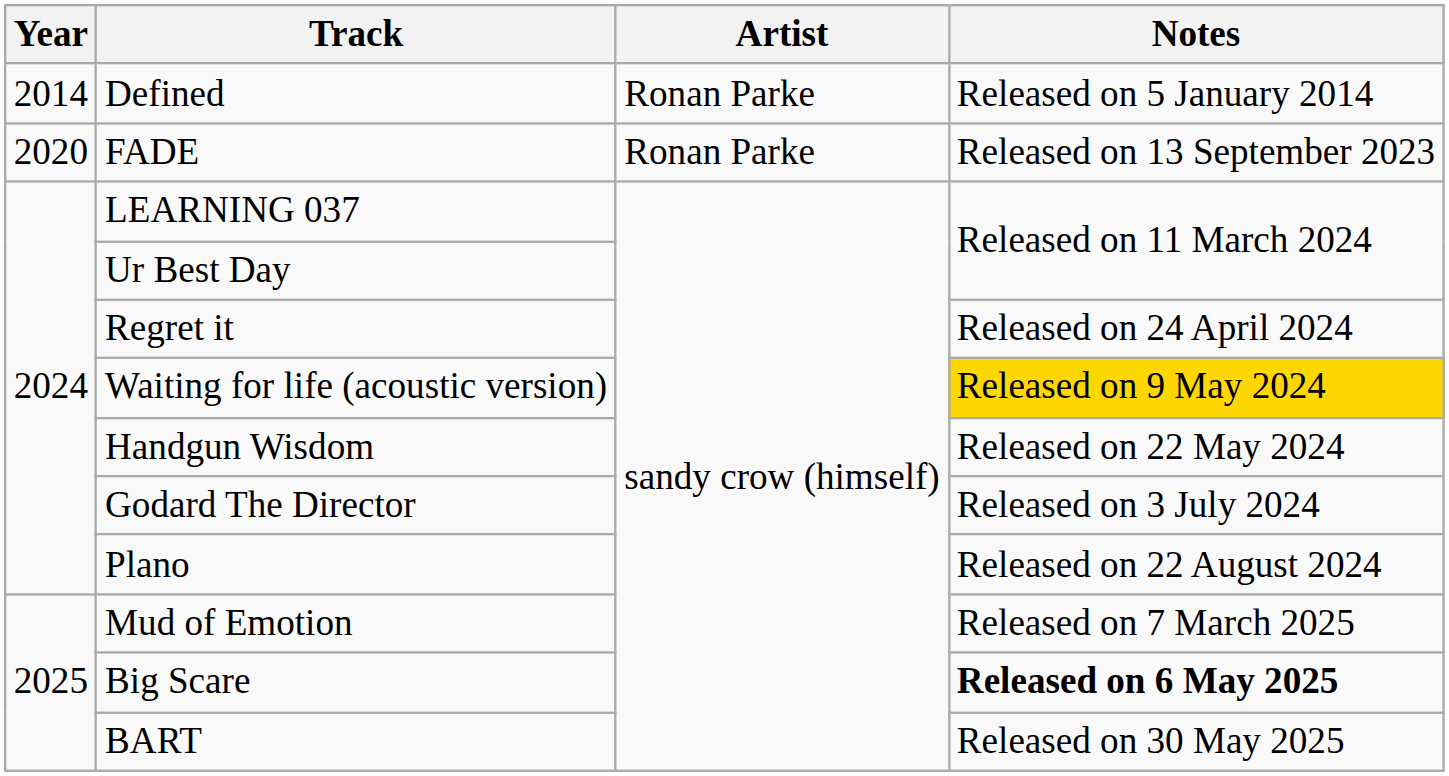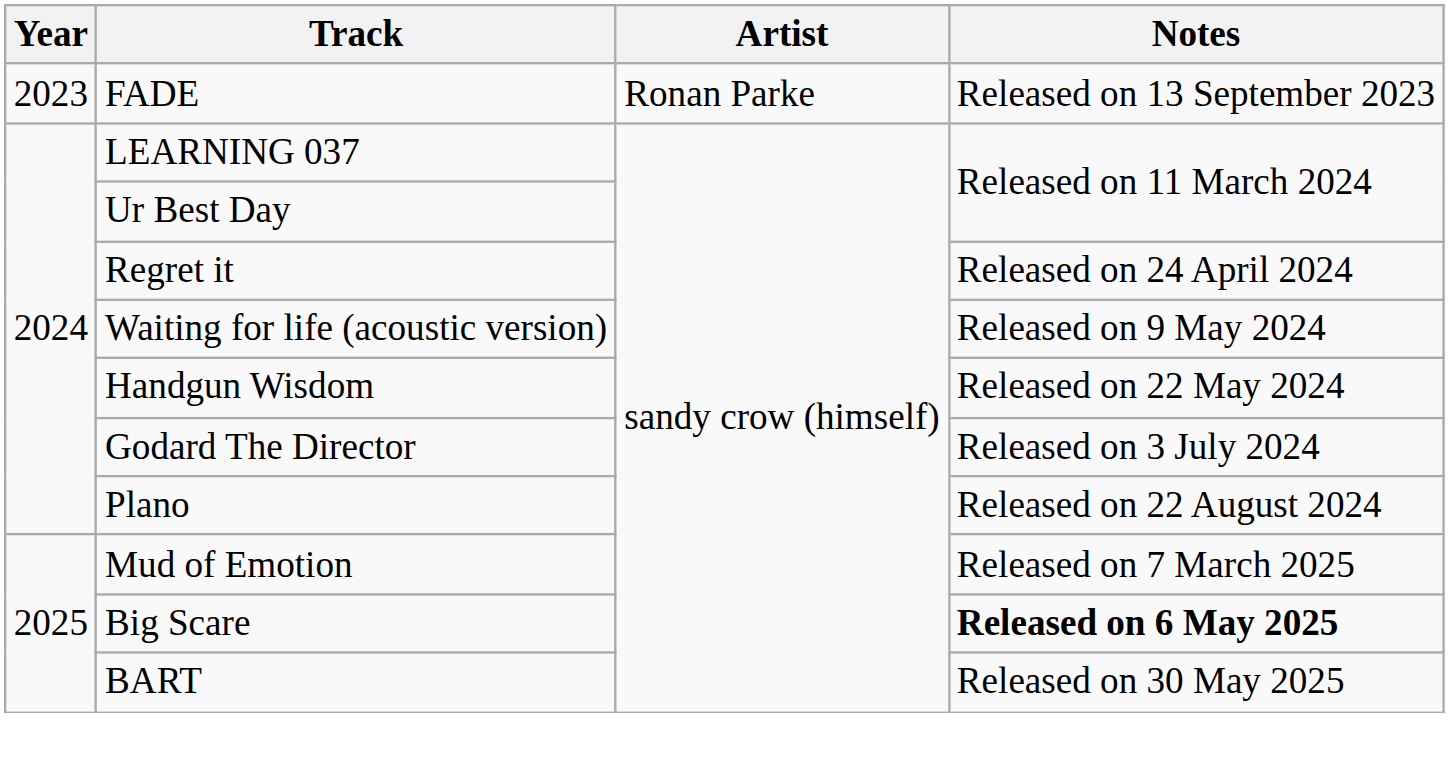- row: (165, 92)
(51, 151) 2020 -> (51, 92) 2023
(1141, 387) gold background -> (1141, 328) no background
